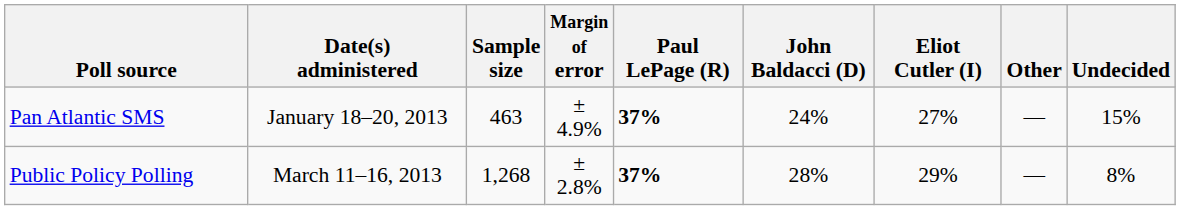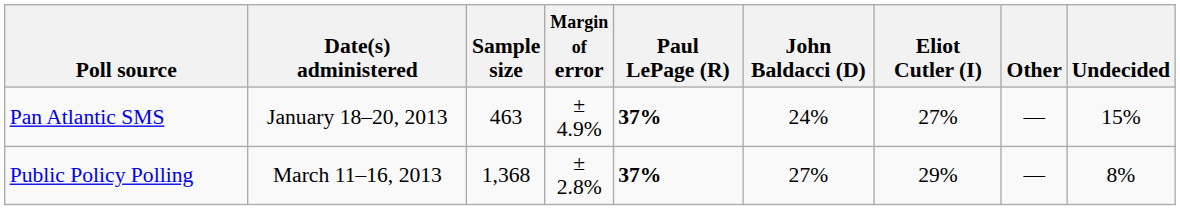(506, 175) 1,268 -> (506, 175) 1,368
(808, 175) 28% -> (808, 175) 27%
